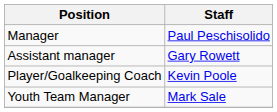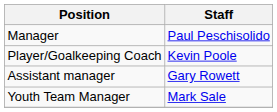rows swapped: (61, 55) <-> (84, 76)
